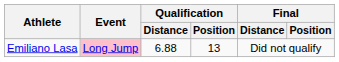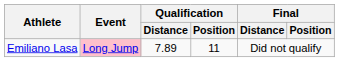(166, 48) 6.88 -> (166, 48) 7.89
(214, 48) 13 -> (214, 48) 11
